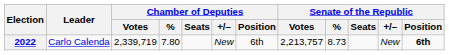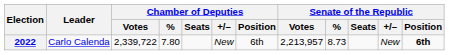(135, 42) 2,339,719 -> (135, 42) 2,339,722
(302, 42) 2,213,757 -> (302, 42) 2,213,957
